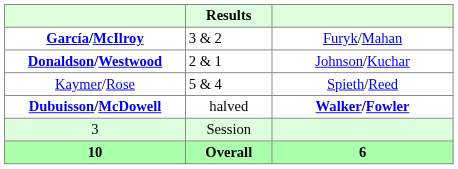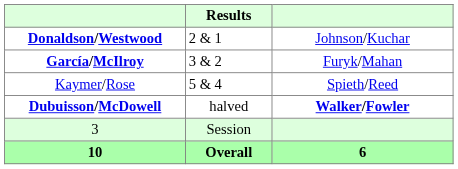rows swapped: (95, 61) <-> (95, 38)
